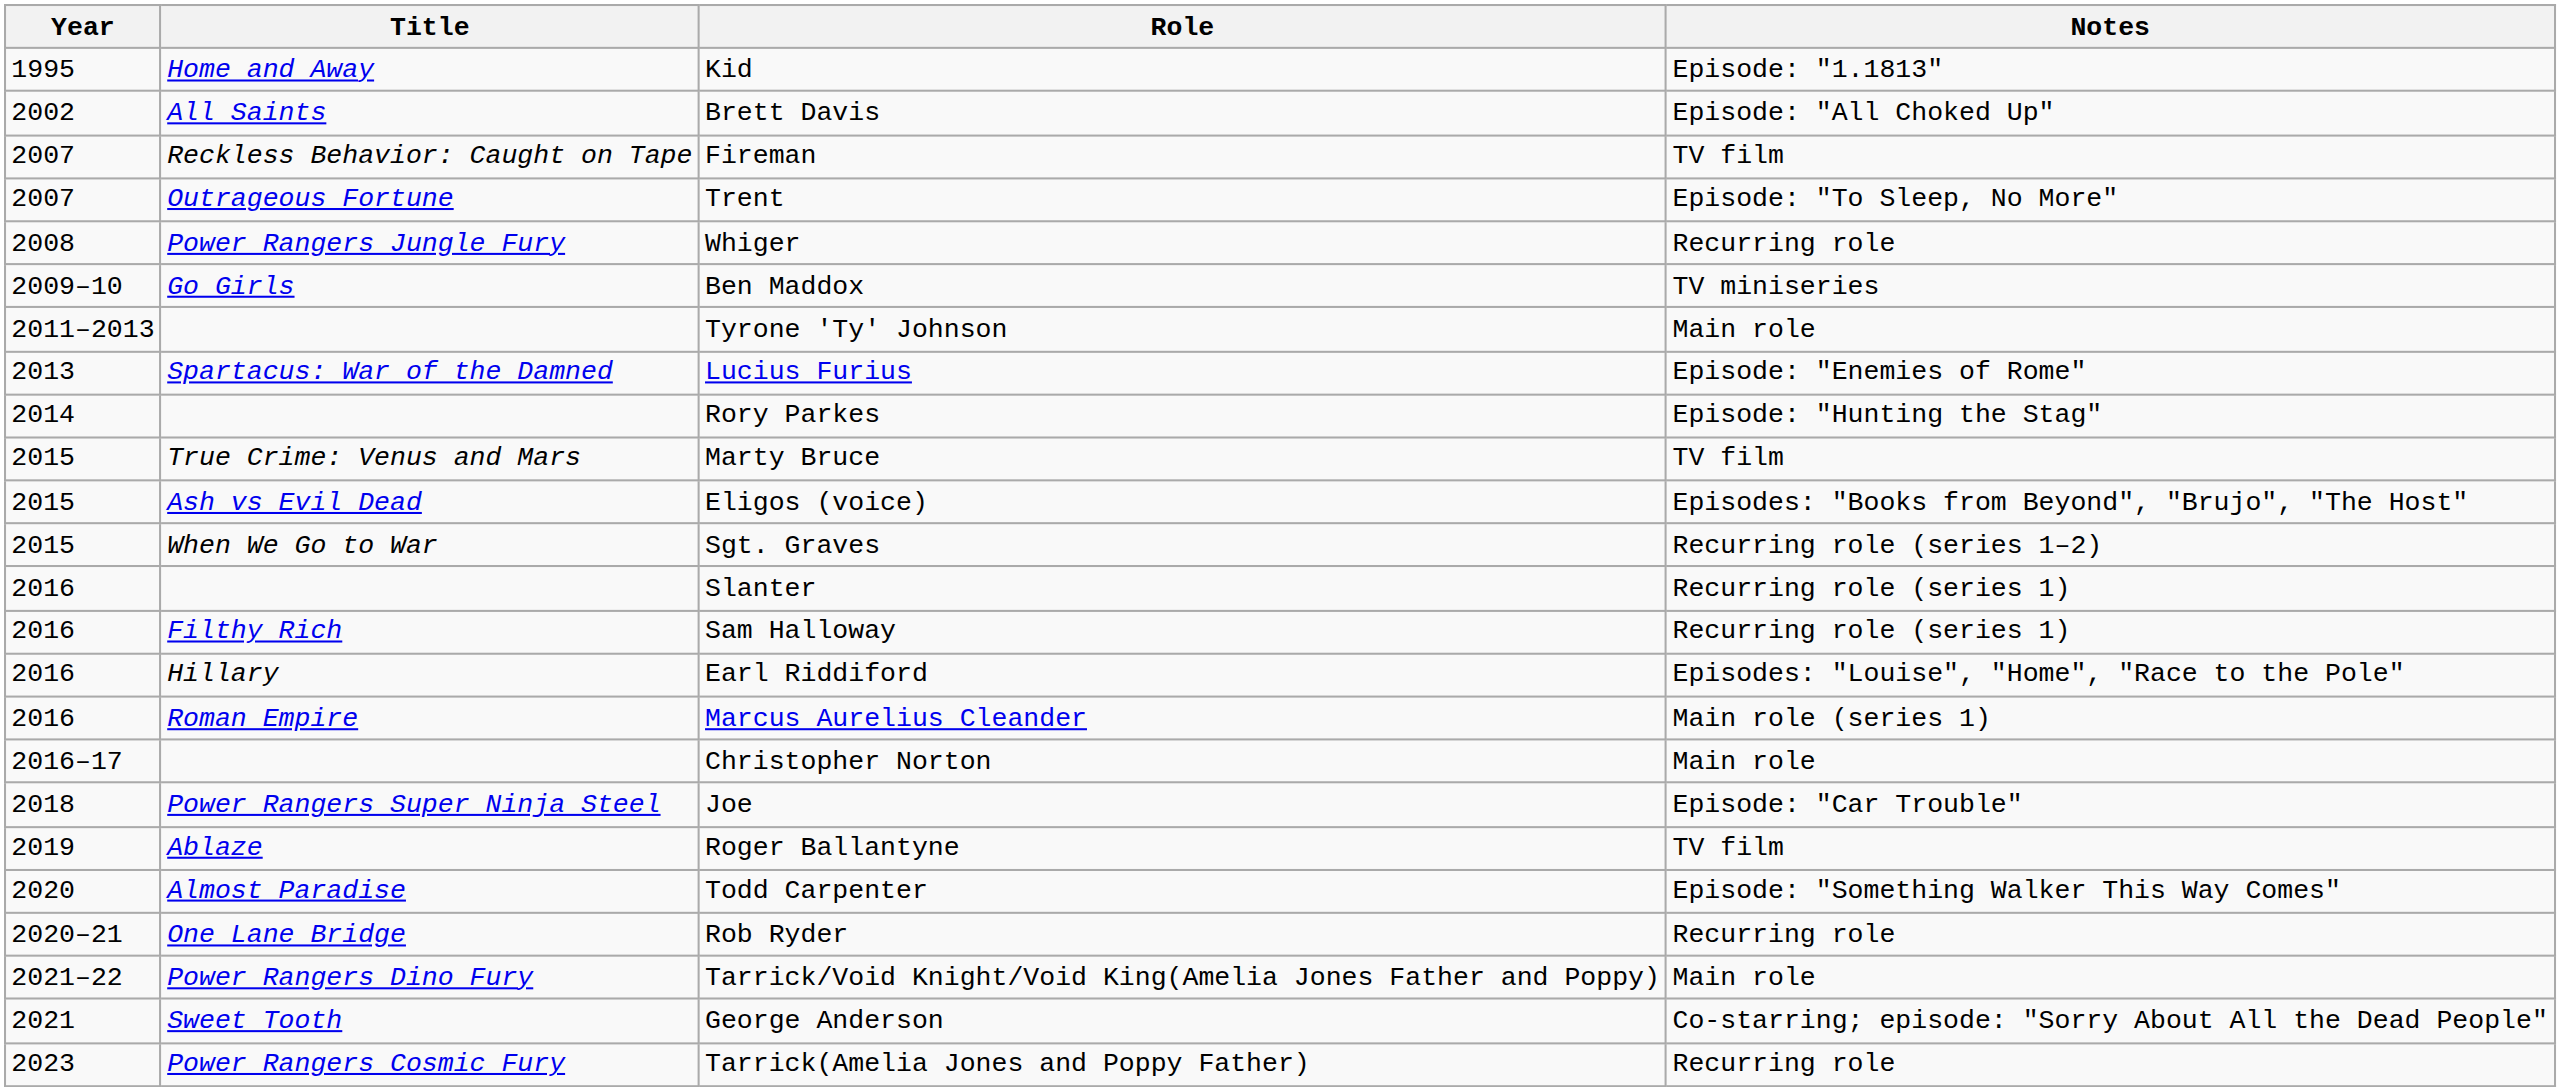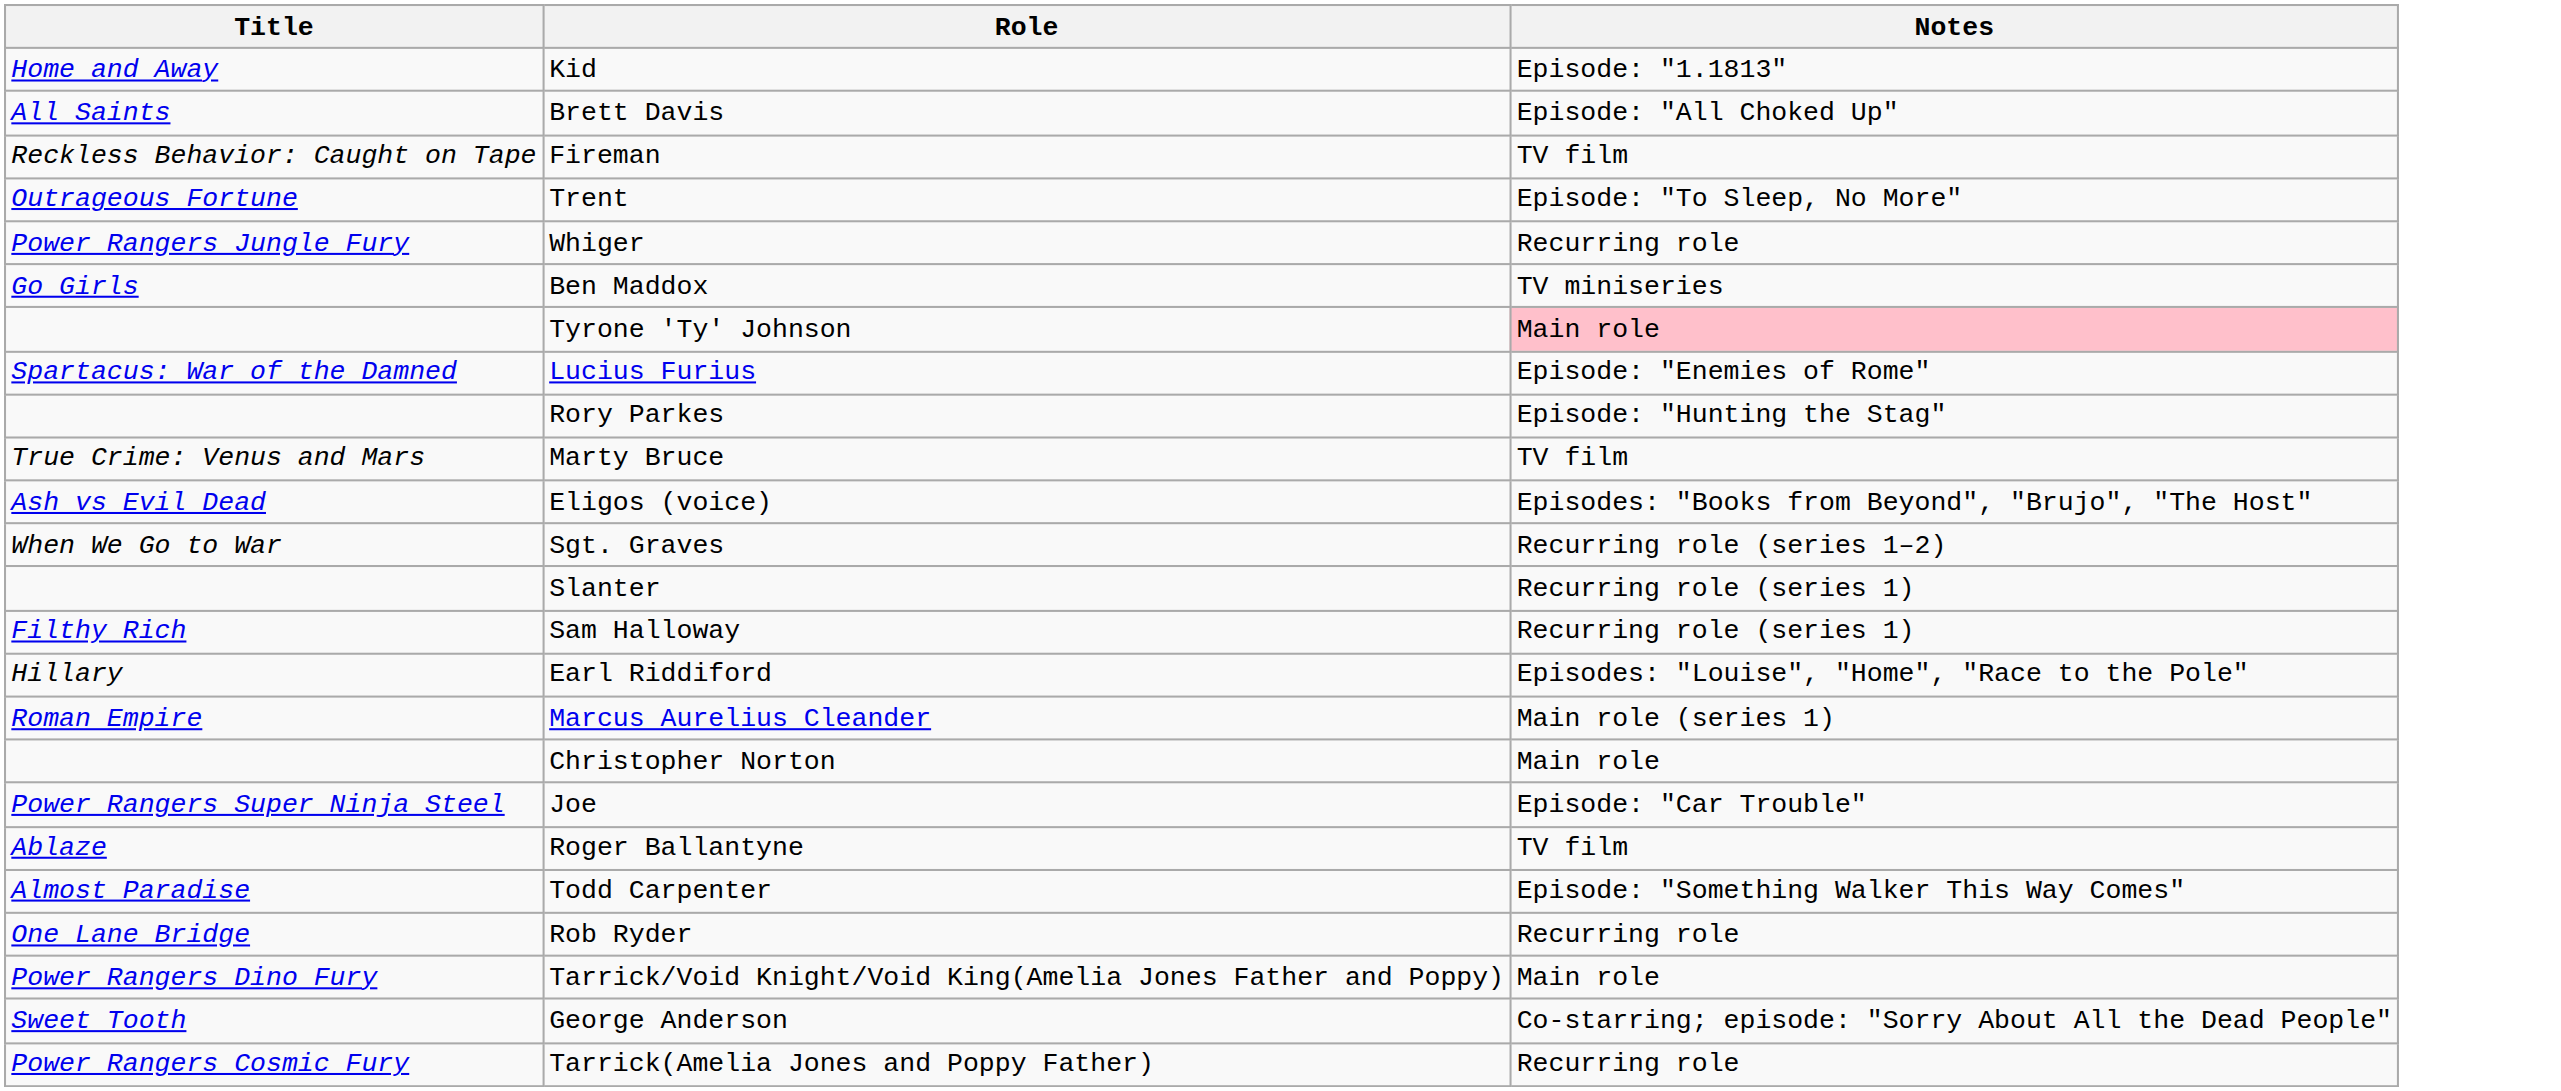- column: (83, 27)
(1744, 329) no background -> (1588, 329) pink background
